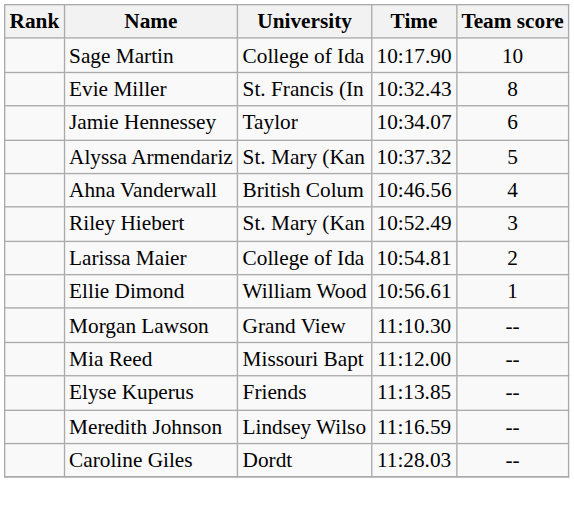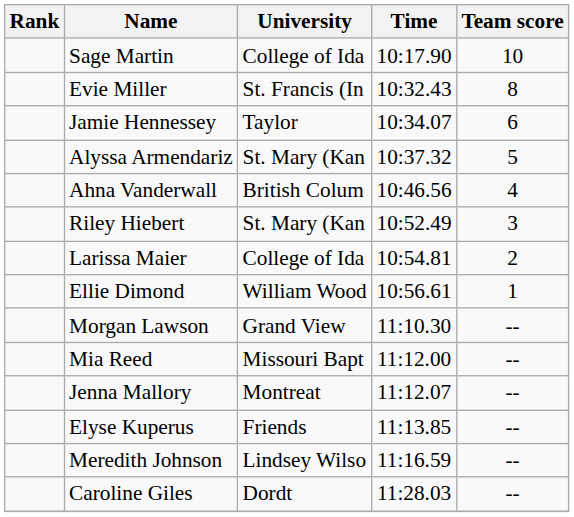+ row: (130, 392)
